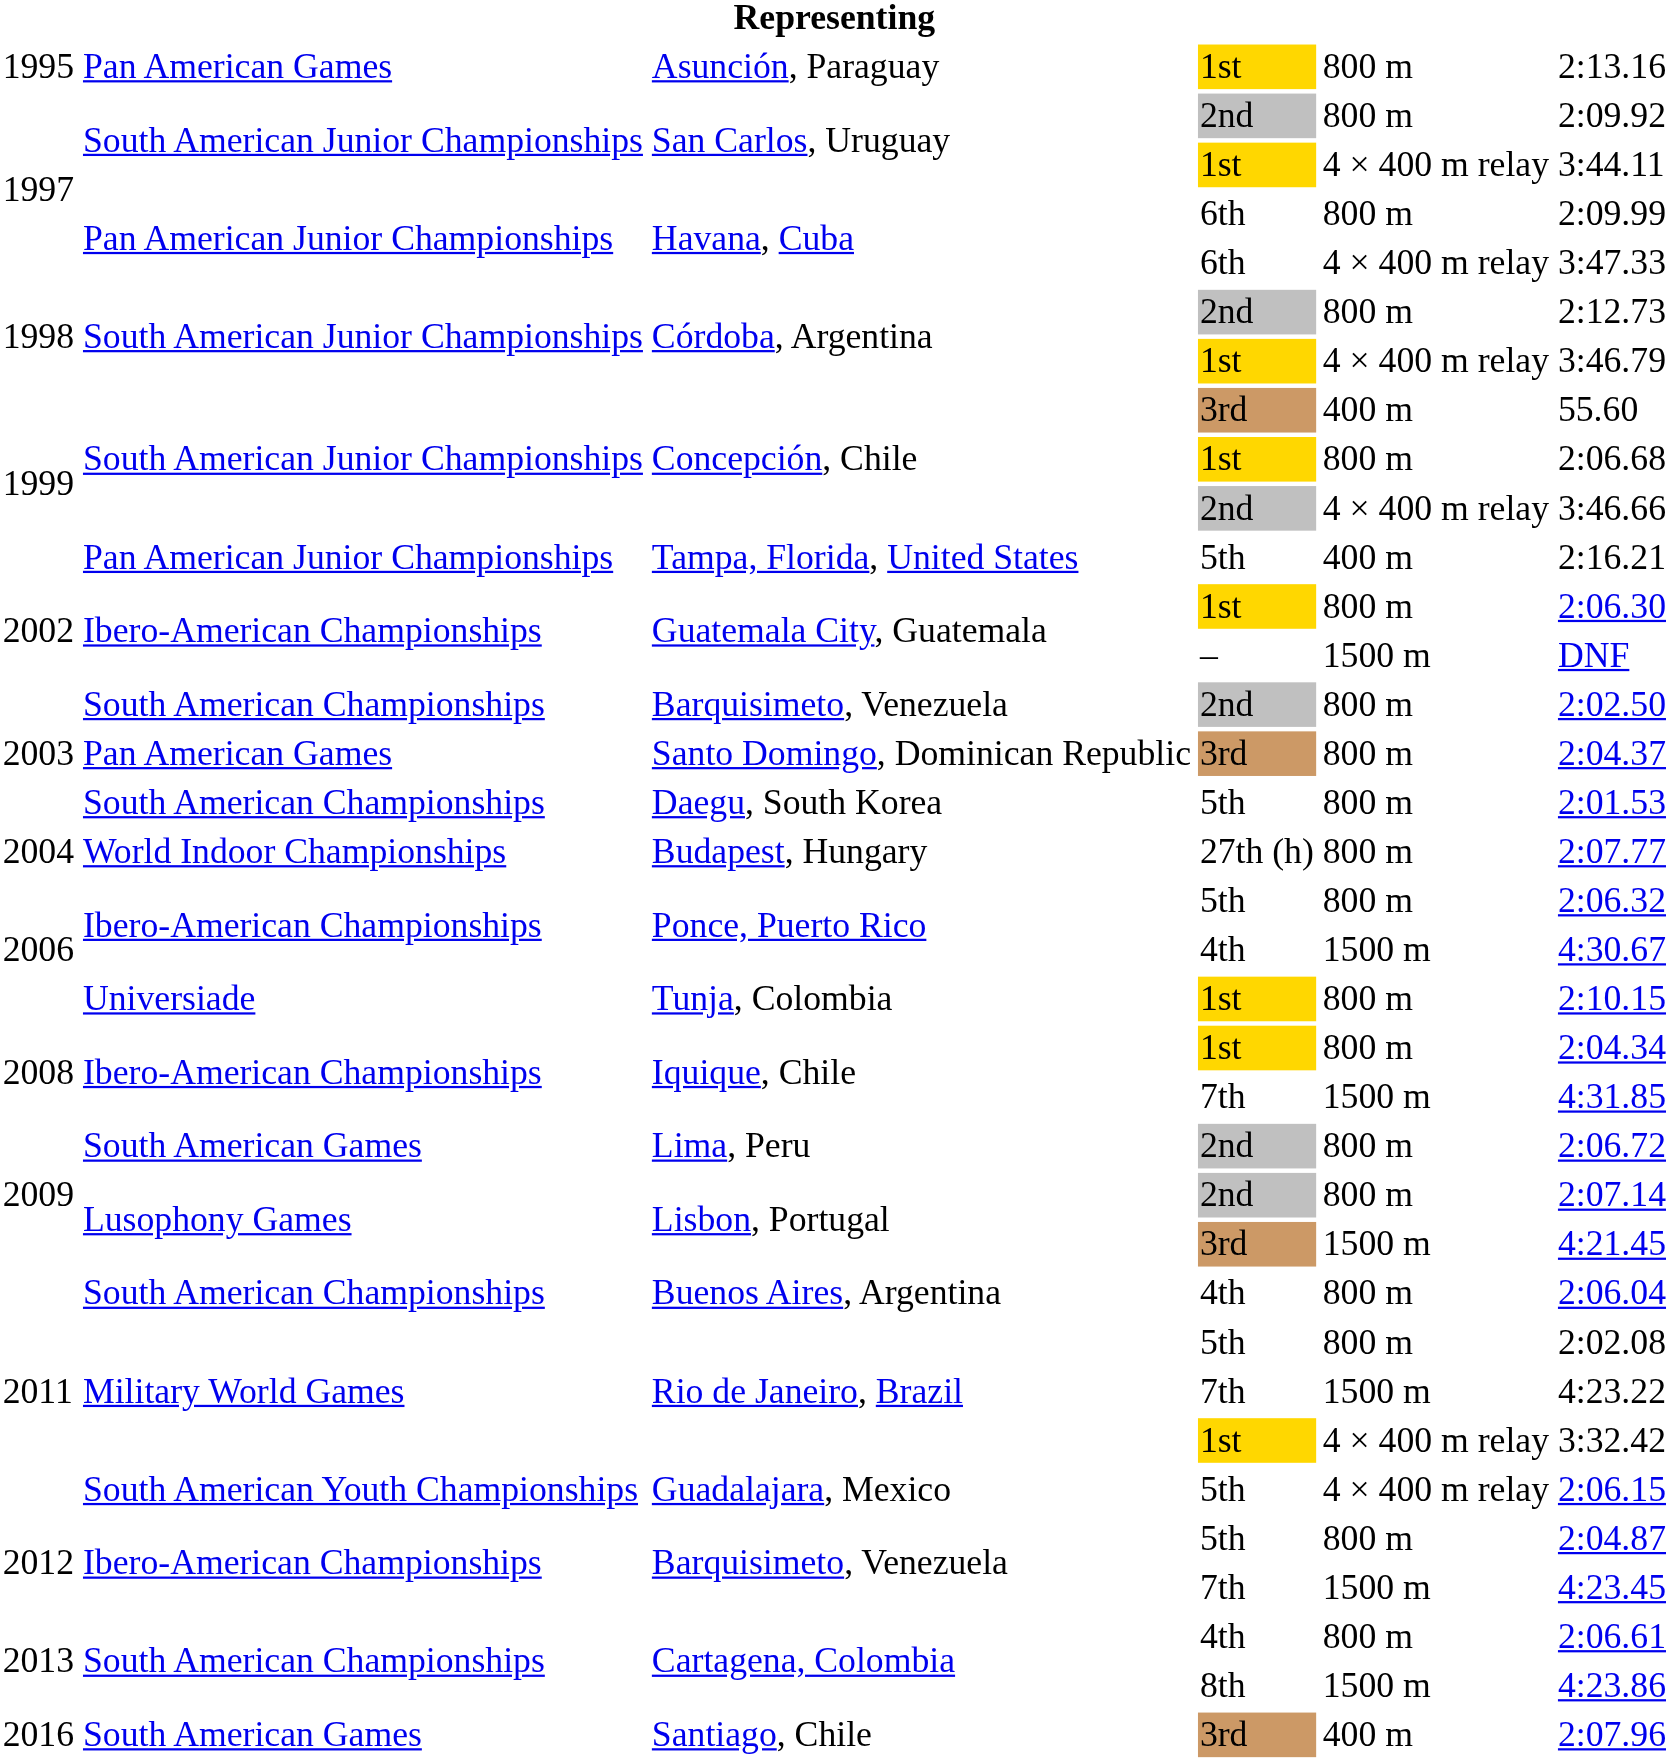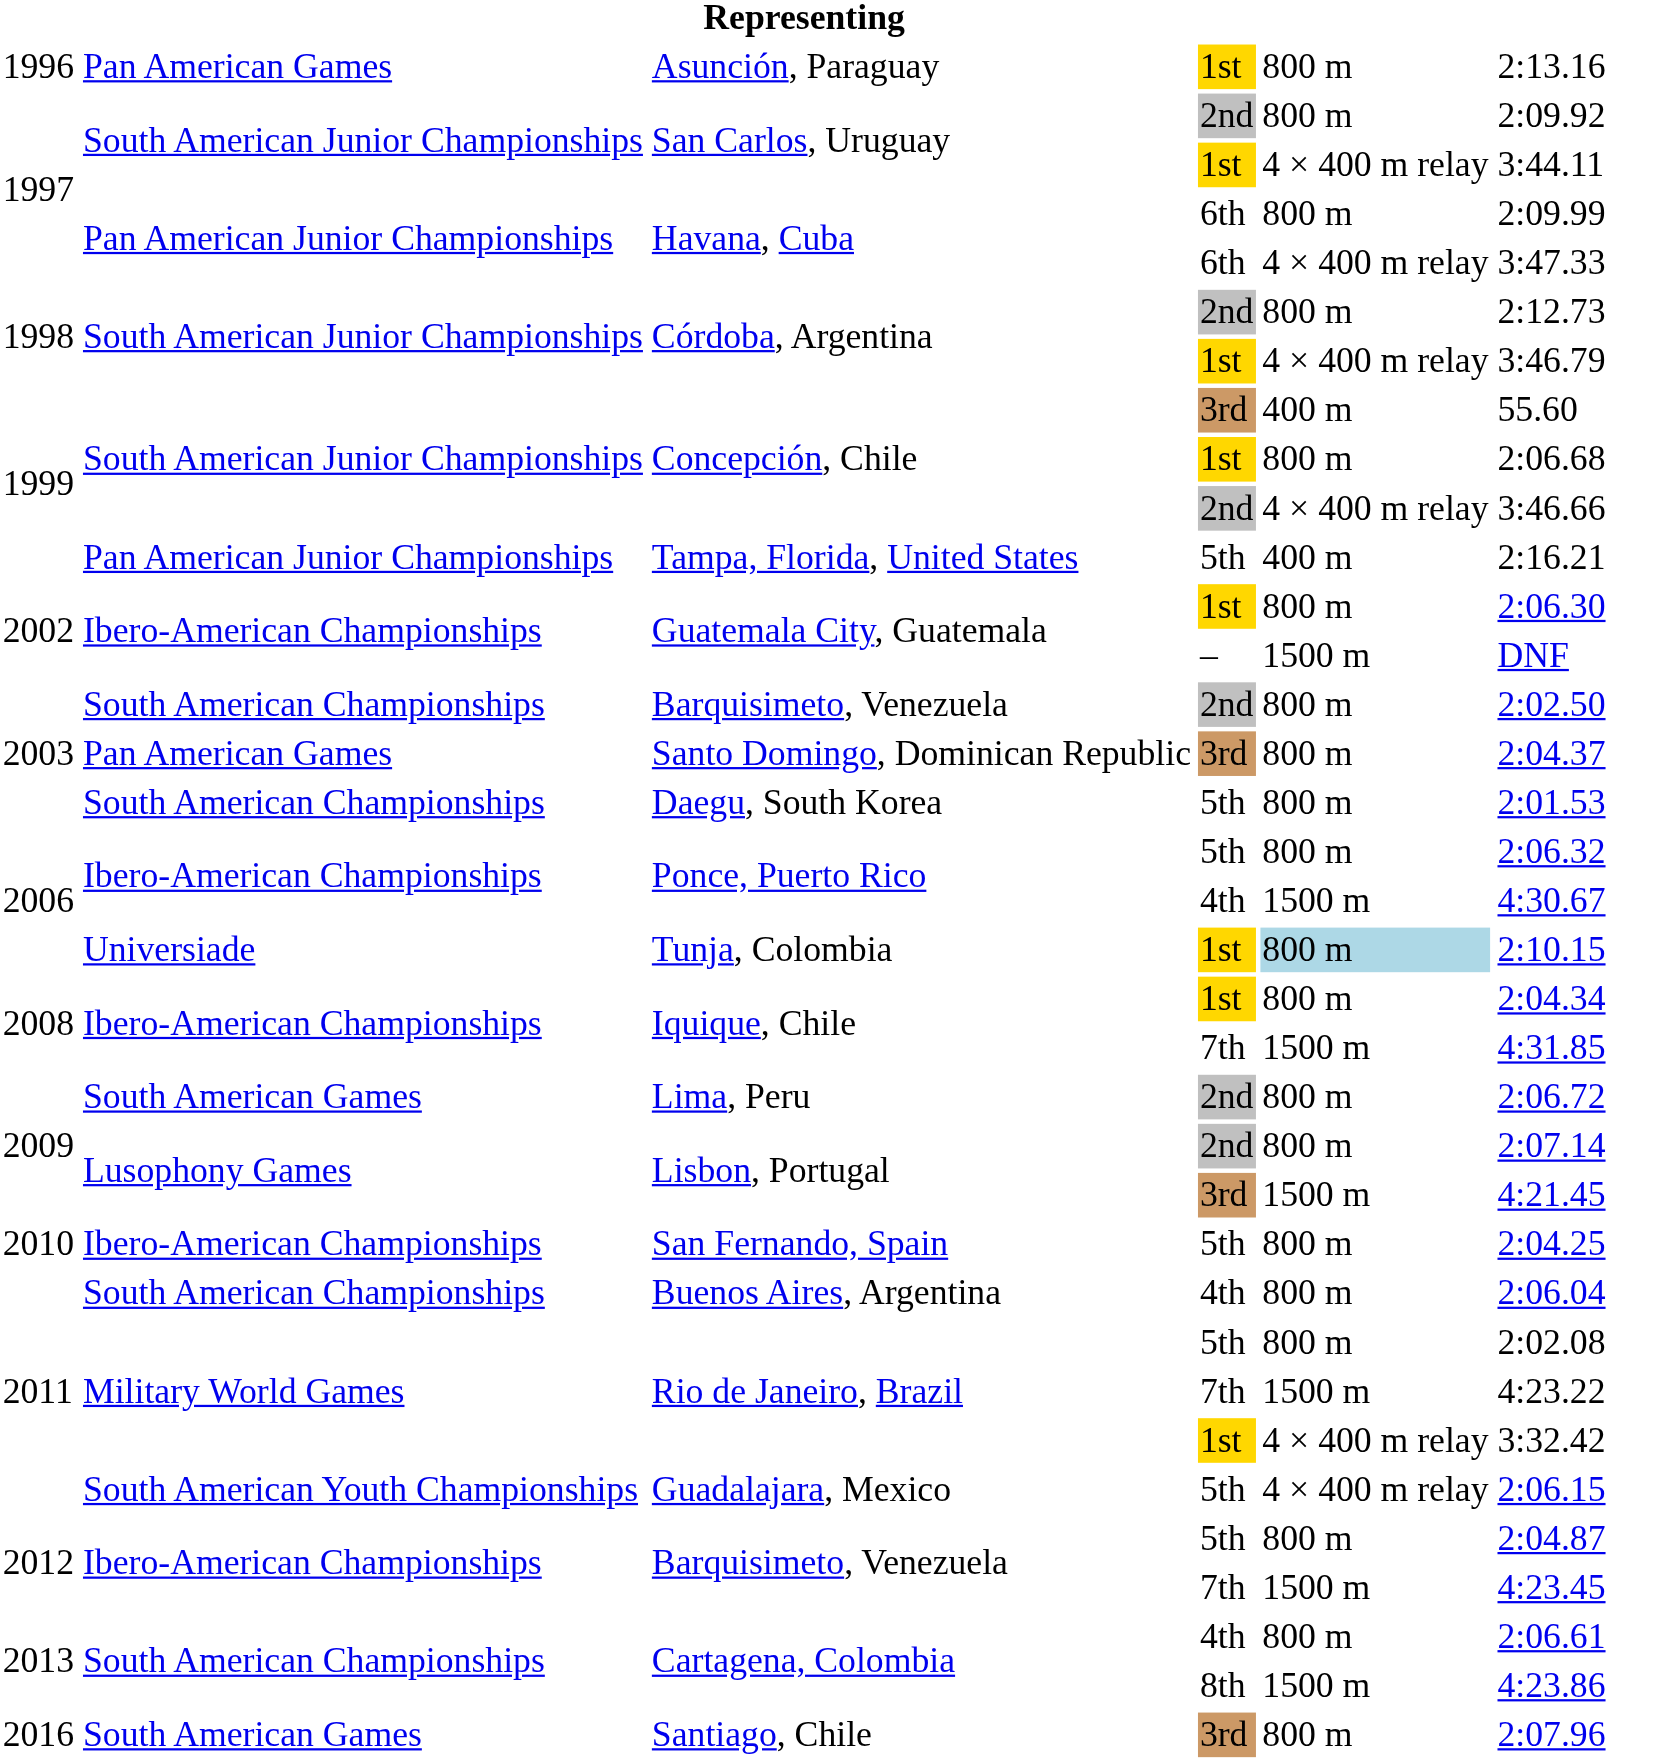(38, 66) 1995 -> (38, 66) 1996
- row: (790, 851)
(1368, 998) no background -> (1307, 949) lightblue background
+ row: (800, 1243)
(1368, 1734) 400 m -> (1307, 1734) 800 m
